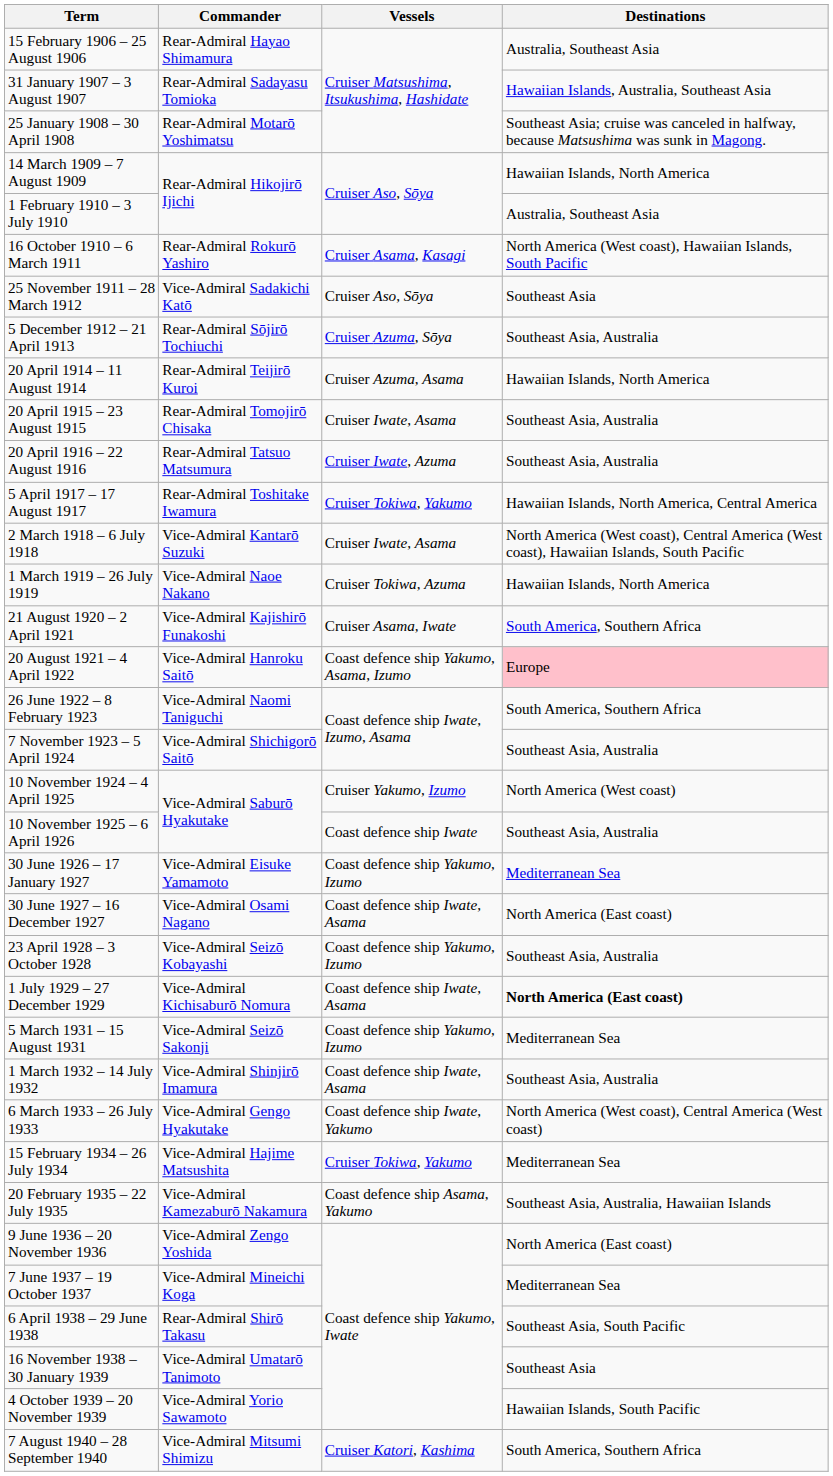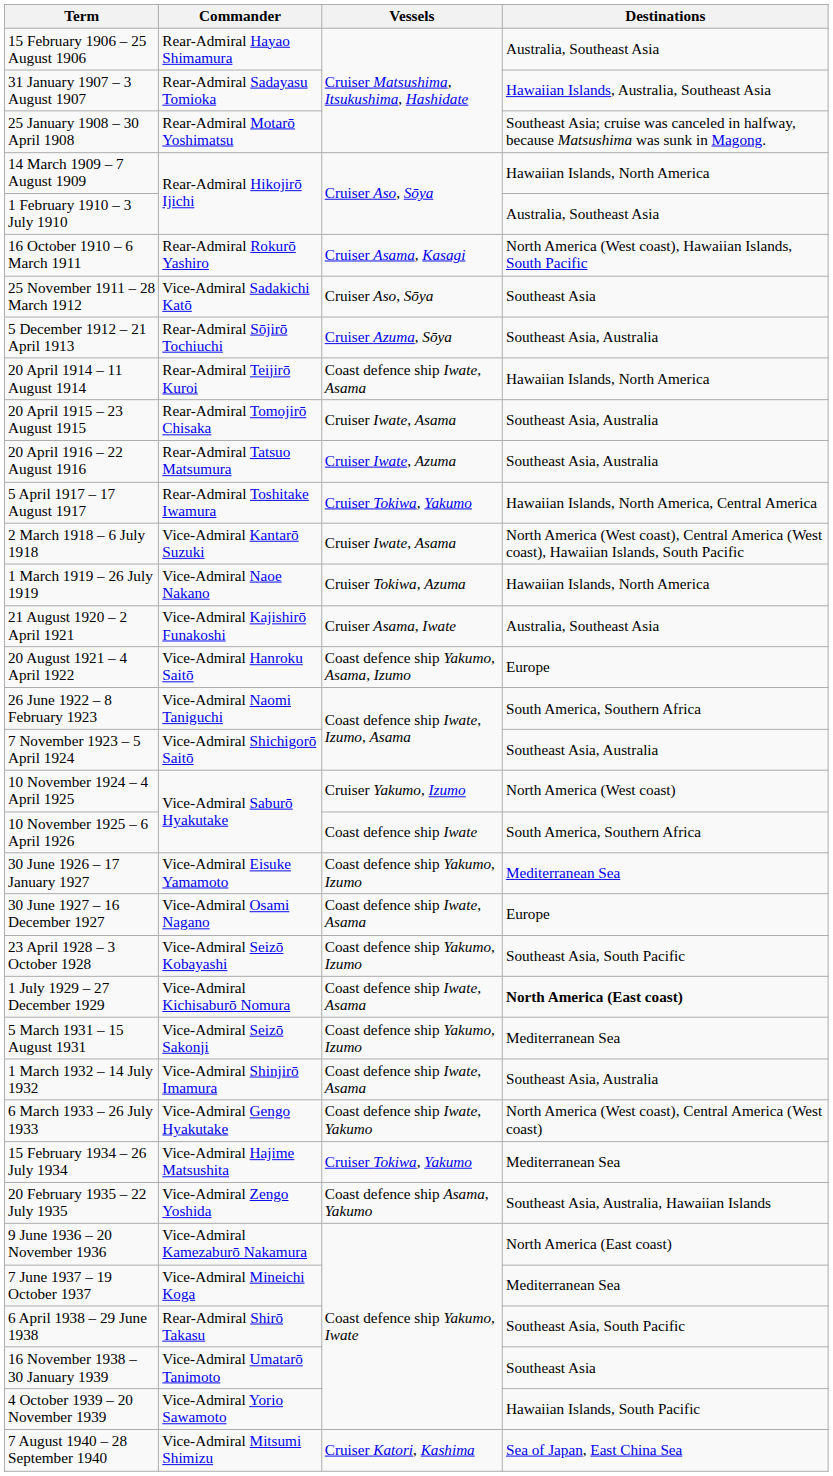(394, 378) Cruiser Azuma, Asama -> (403, 378) Coast defence ship Iwate, Asama
(603, 626) South America, Southern Africa -> (583, 626) Australia, Southeast Asia
(528, 667) pink background -> (528, 667) no background
(582, 832) Southeast Asia, Australia -> (603, 832) South America, Southern Africa
(589, 914) North America (East coast) -> (528, 914) Europe
(582, 955) Southeast Asia, Australia -> (595, 955) Southeast Asia, South Pacific
(235, 1202) Vice-Admiral Kamezaburō Nakamura -> (225, 1202) Vice-Admiral Zengo Yoshida
(225, 1244) Vice-Admiral Zengo Yoshida -> (235, 1244) Vice-Admiral Kamezaburō Nakamura
(603, 1450) South America, Southern Africa -> (594, 1450) Sea of Japan, East China Sea
